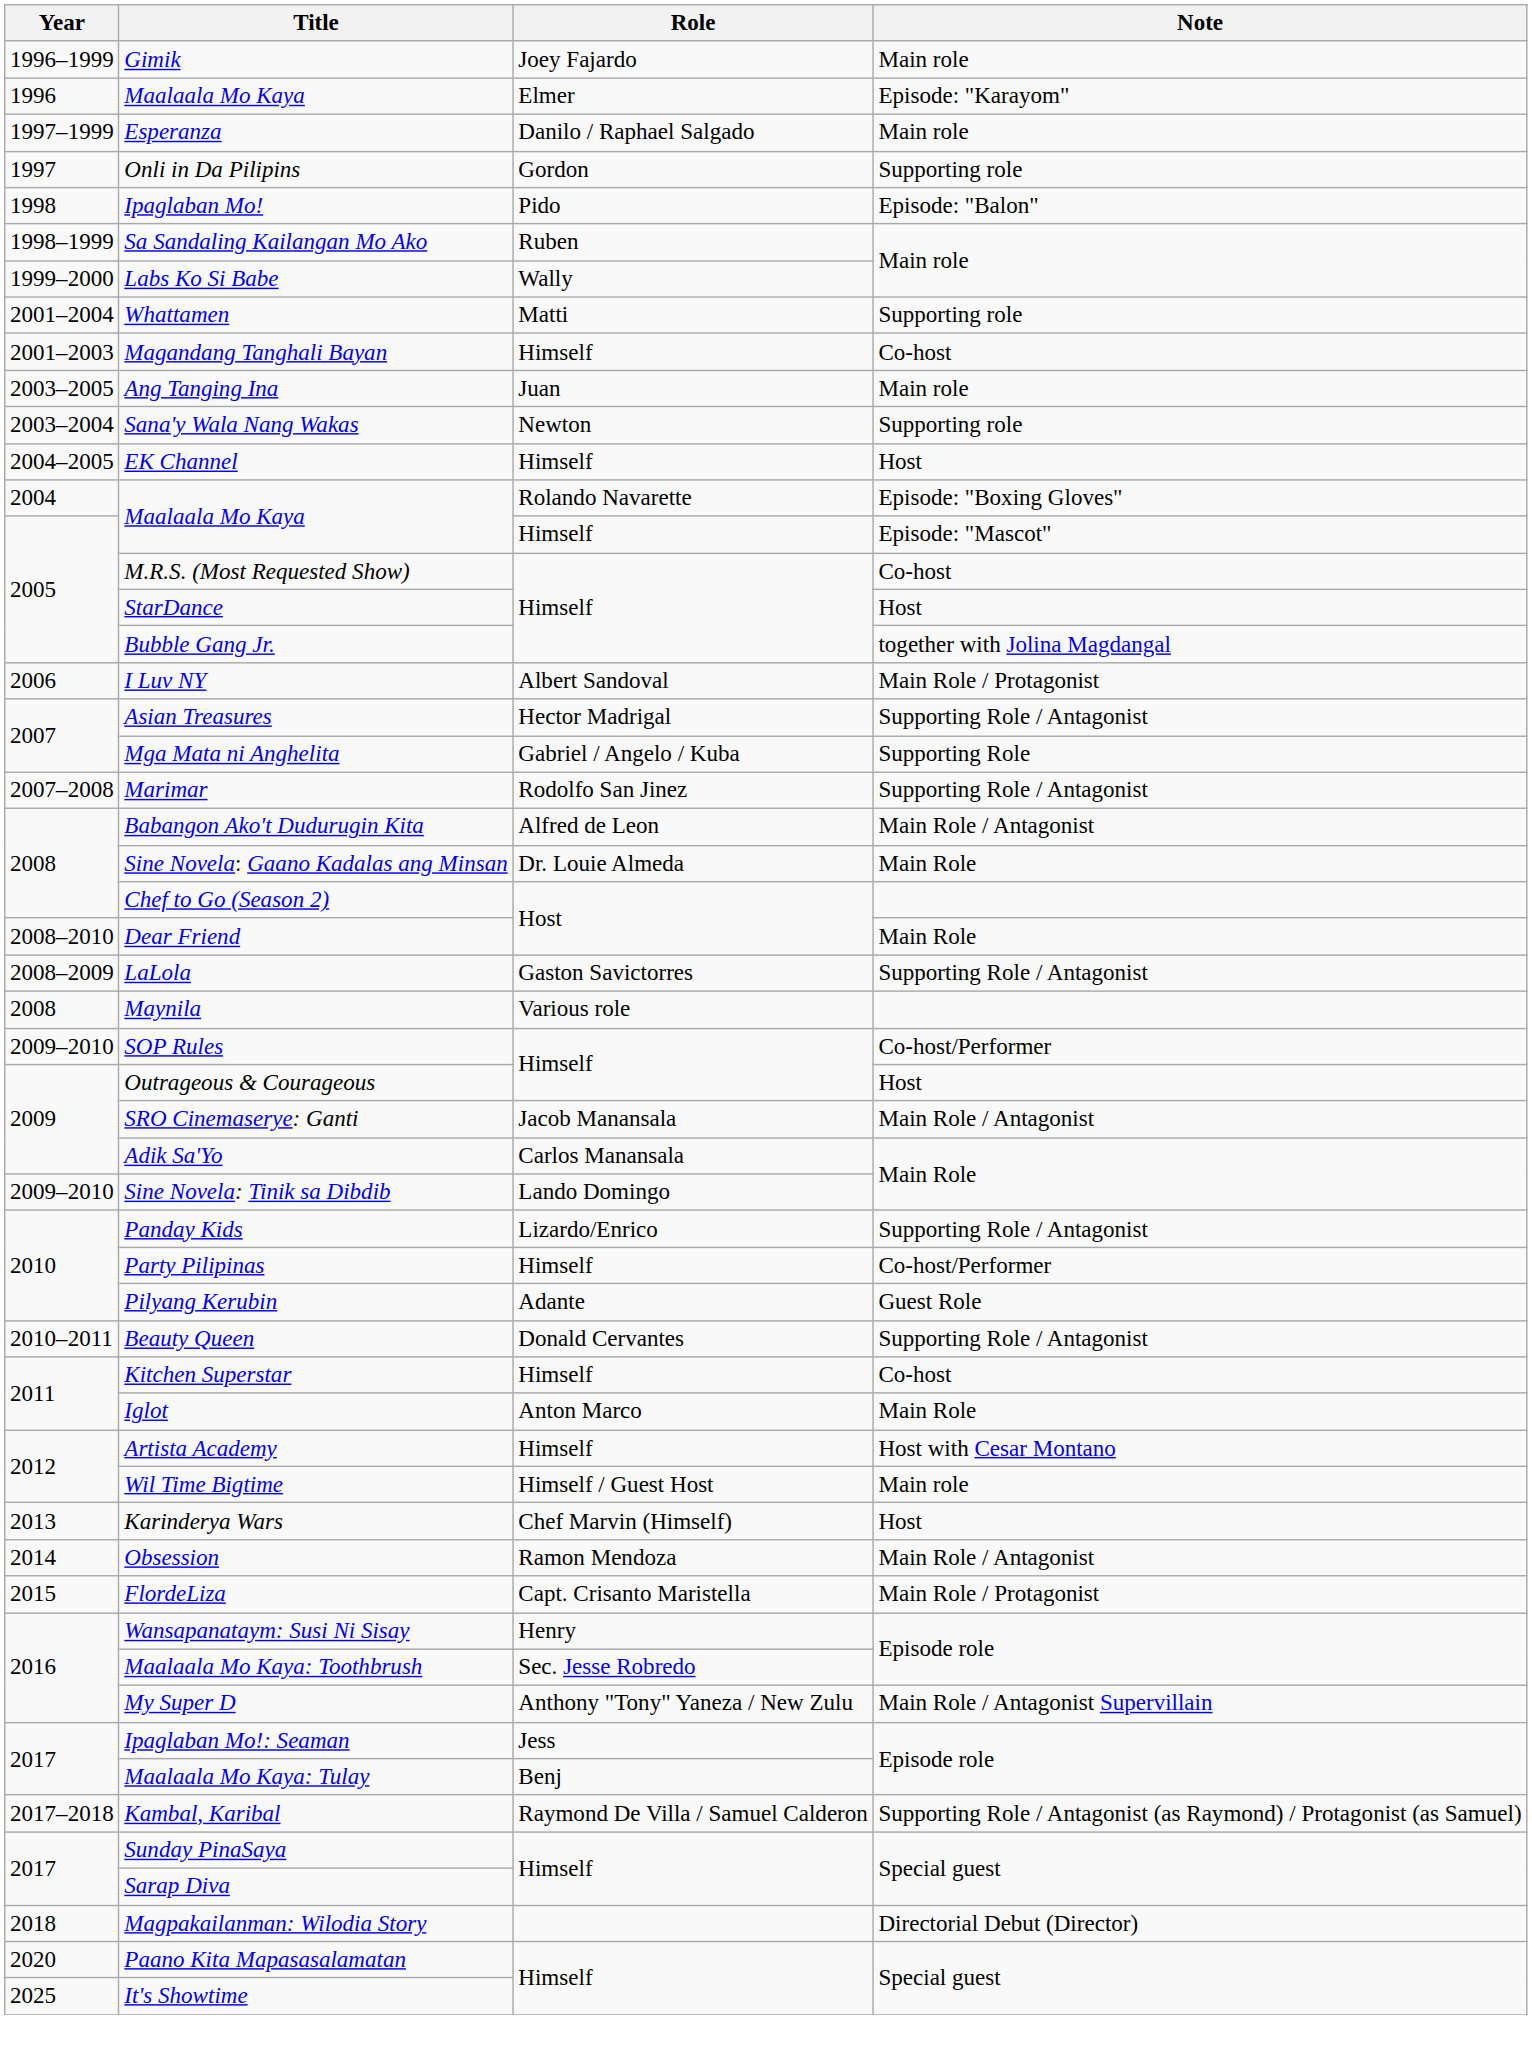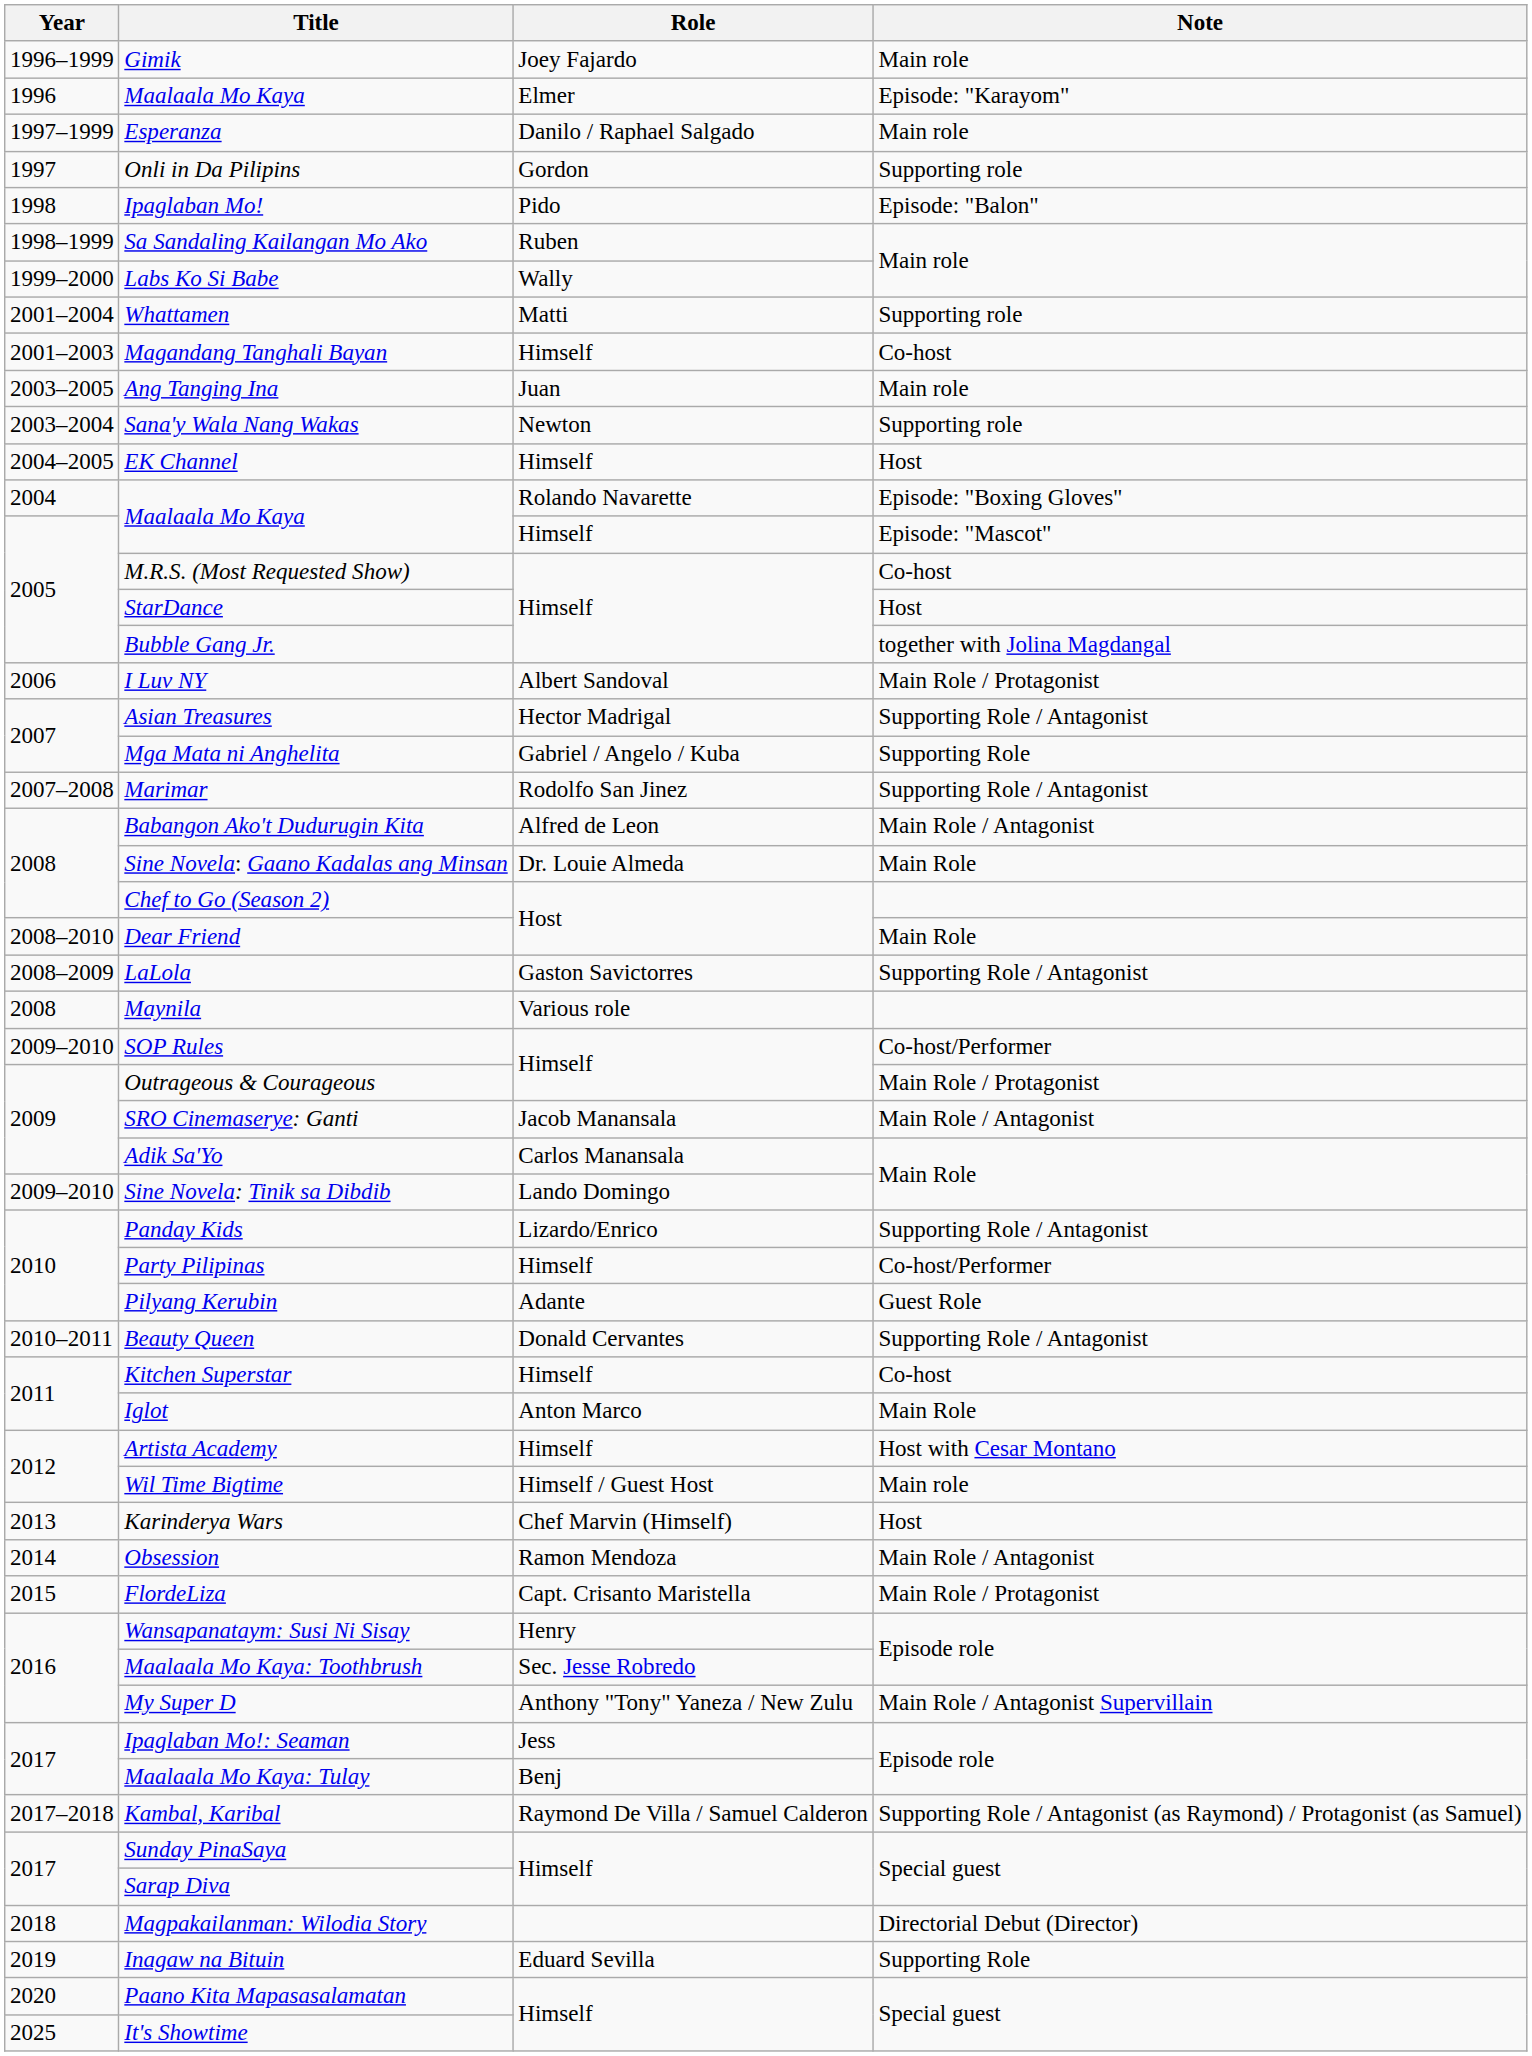(900, 1082) Host -> (989, 1082) Main Role / Protagonist
+ row: (204, 1959)
